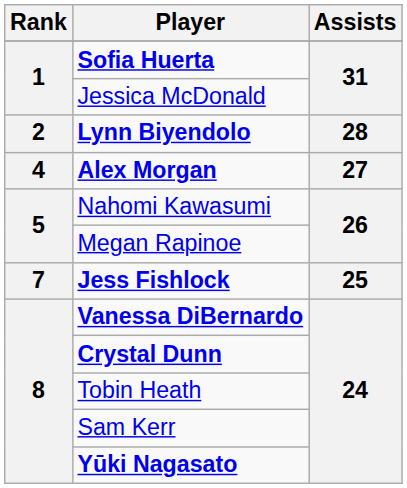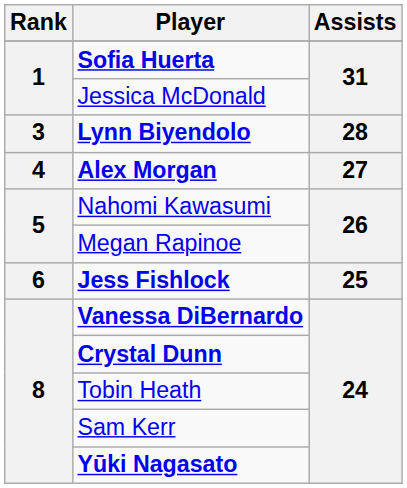(38, 133) 2 -> (38, 133) 3
(38, 280) 7 -> (38, 280) 6
